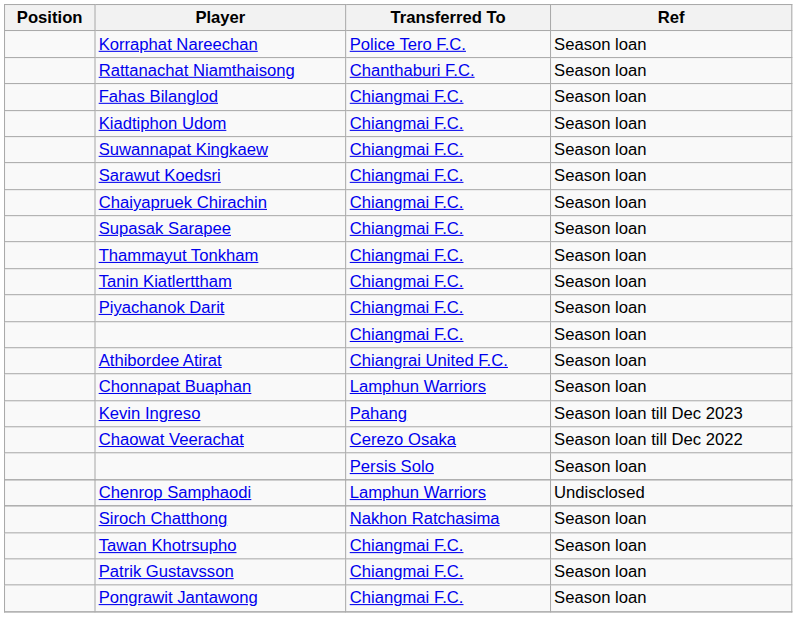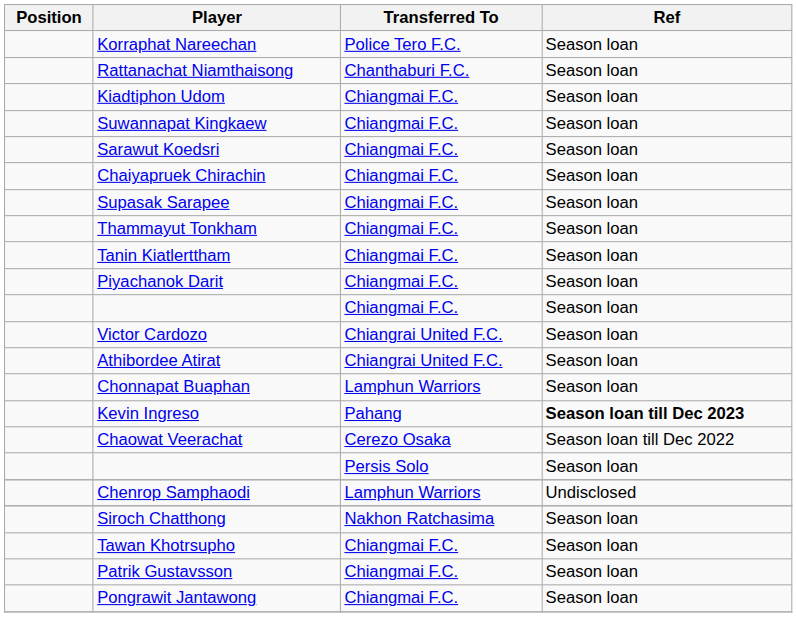- row: (158, 96)
+ row: (152, 334)
(648, 413) normal -> (645, 413) bold
